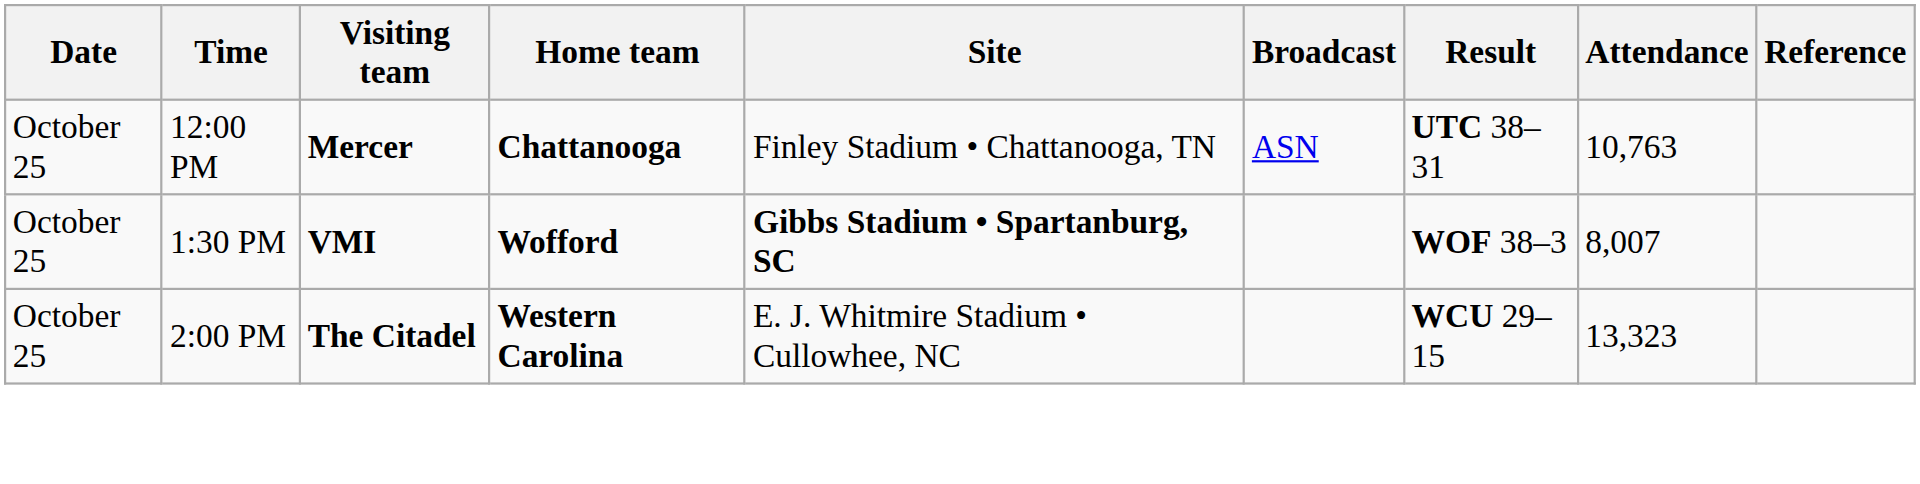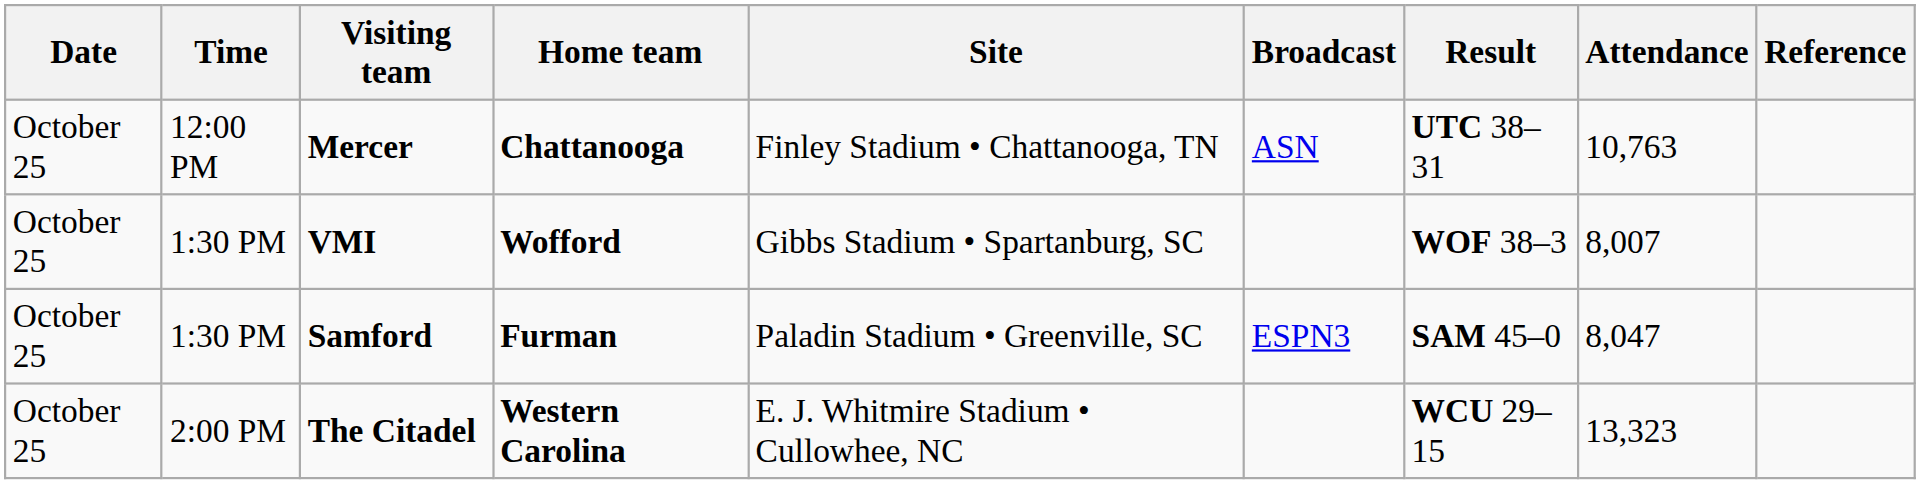(970, 241) bold -> (980, 241) normal
+ row: (370, 336)
